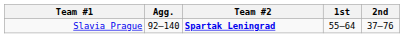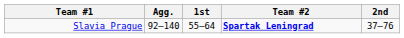columns swapped: (253, 12) <-> (342, 12)
